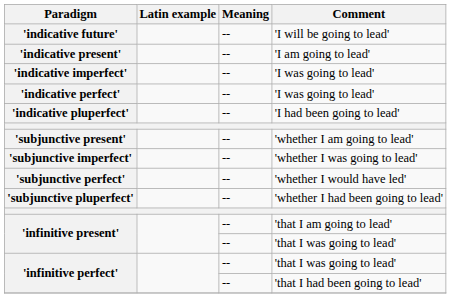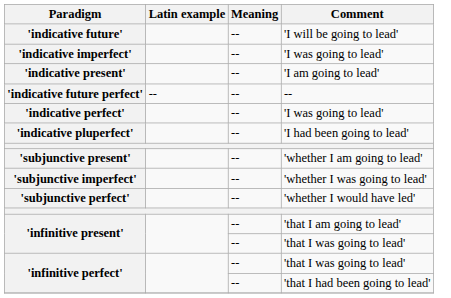rows swapped: (71, 53) <-> (71, 73)
+ row: (75, 93)
- row: (71, 198)
